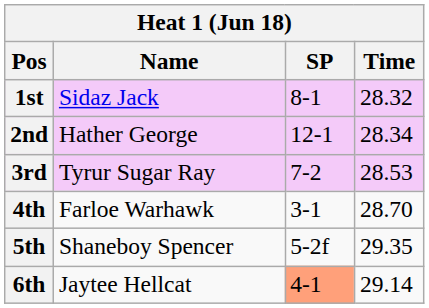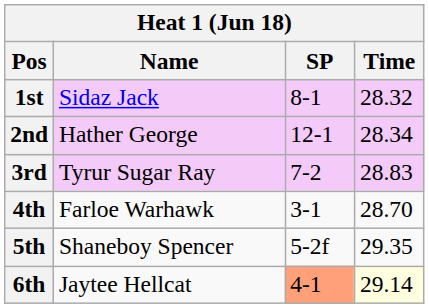(386, 172) 28.53 -> (386, 172) 28.83
(386, 284) no background -> (386, 284) lightyellow background
